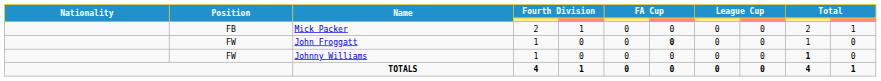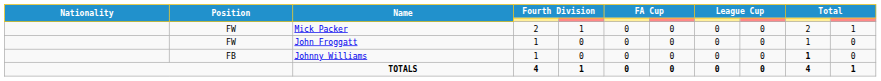(231, 28) FB -> (231, 28) FW
(672, 42) bold -> (672, 42) normal
(231, 55) FW -> (231, 55) FB
